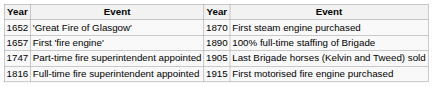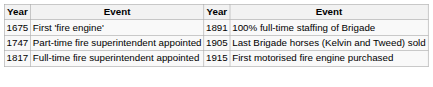- row: (82, 27)
(17, 43) 1657 -> (17, 27) 1675
(217, 43) 1890 -> (217, 27) 1891
(17, 74) 1816 -> (17, 58) 1817
